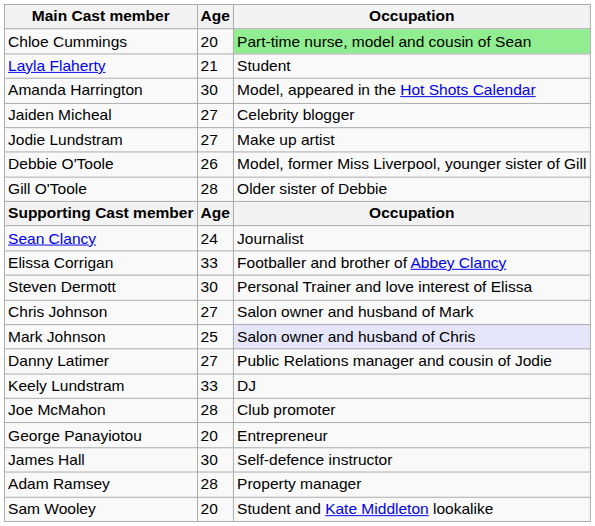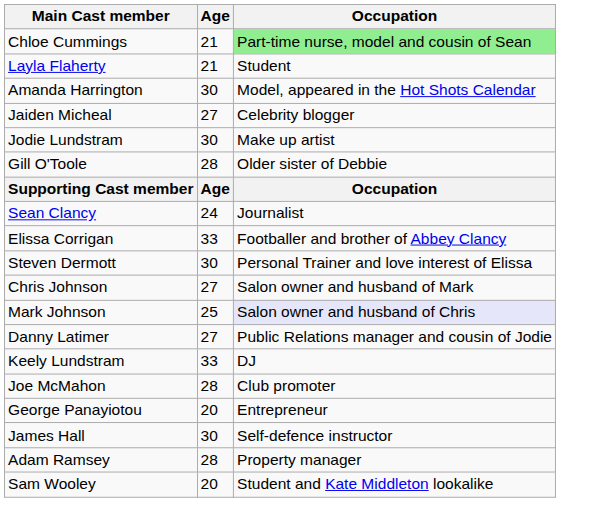(209, 41) 20 -> (209, 41) 21
(209, 139) 27 -> (209, 139) 30
- row: (61, 164)
